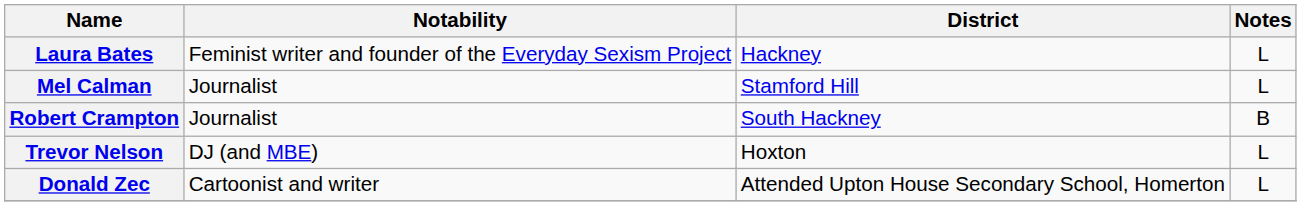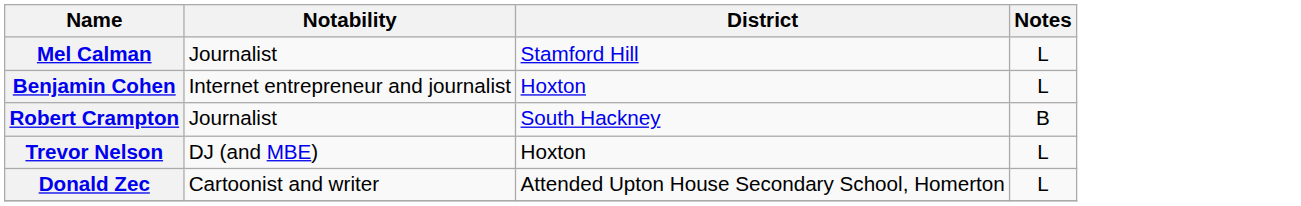- row: (94, 53)
+ row: (94, 86)
